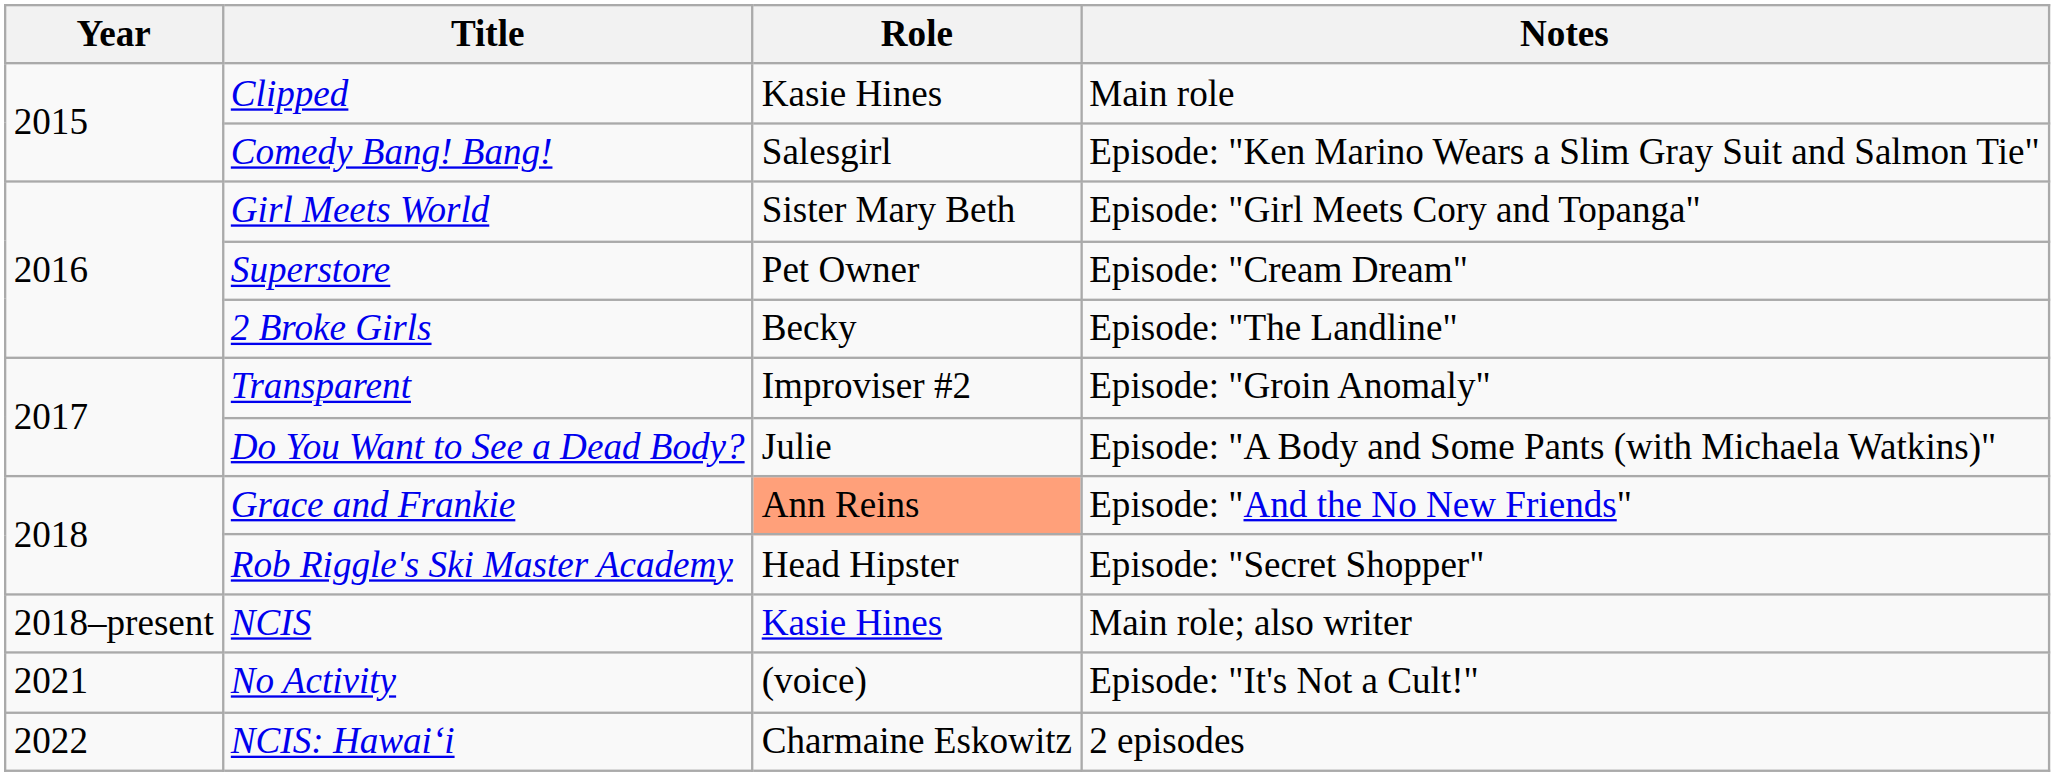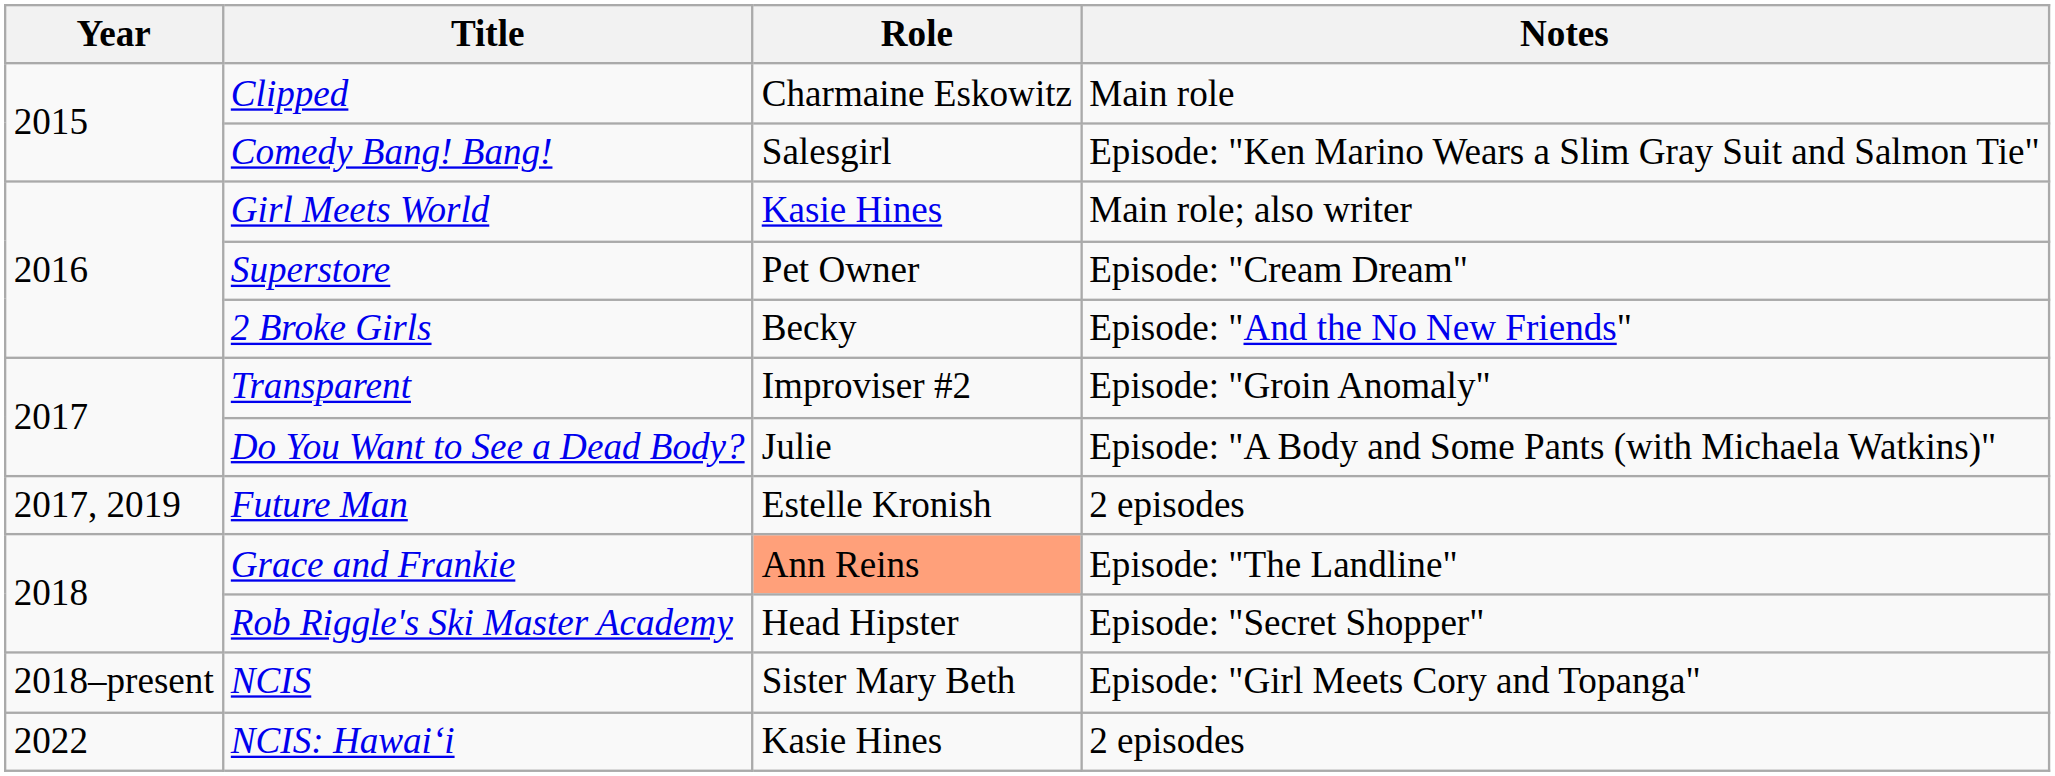(852, 92) Kasie Hines -> (917, 92) Charmaine Eskowitz
(889, 210) Sister Mary Beth -> (852, 210) Kasie Hines
(1395, 210) Episode: "Girl Meets Cory and Topanga" -> (1250, 210) Main role; also writer
(1273, 328) Episode: "The Landline" -> (1361, 328) Episode: "And the No New Friends"
+ row: (319, 504)
(1361, 504) Episode: "And the No New Friends" -> (1273, 563) Episode: "The Landline"
(852, 622) Kasie Hines -> (889, 681) Sister Mary Beth
(1250, 622) Main role; also writer -> (1395, 681) Episode: "Girl Meets Cory and Topanga"
- row: (313, 681)
(917, 740) Charmaine Eskowitz -> (852, 740) Kasie Hines
